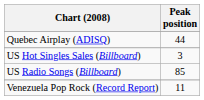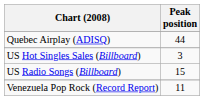(180, 71) 85 -> (180, 71) 15
